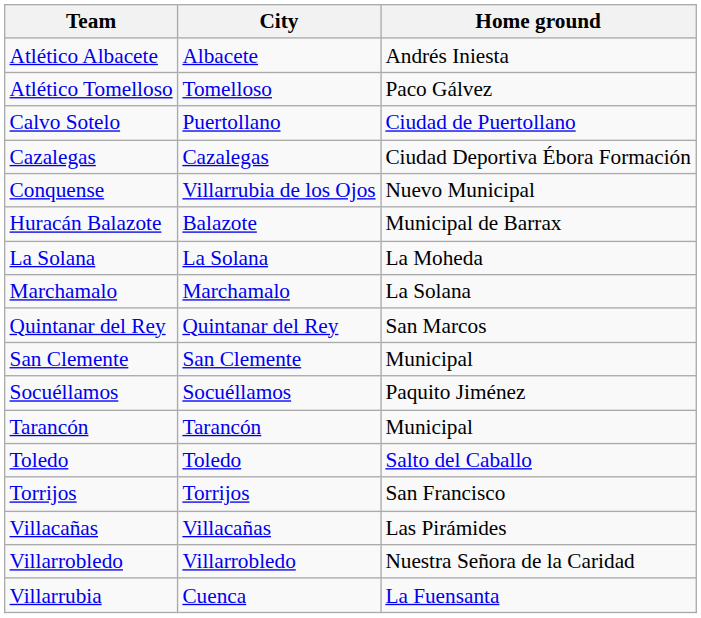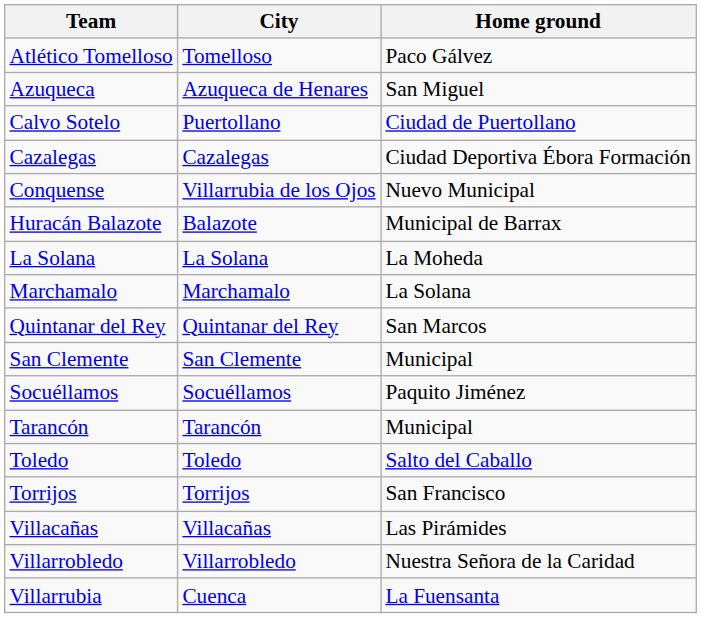- row: (84, 55)
+ row: (52, 88)
